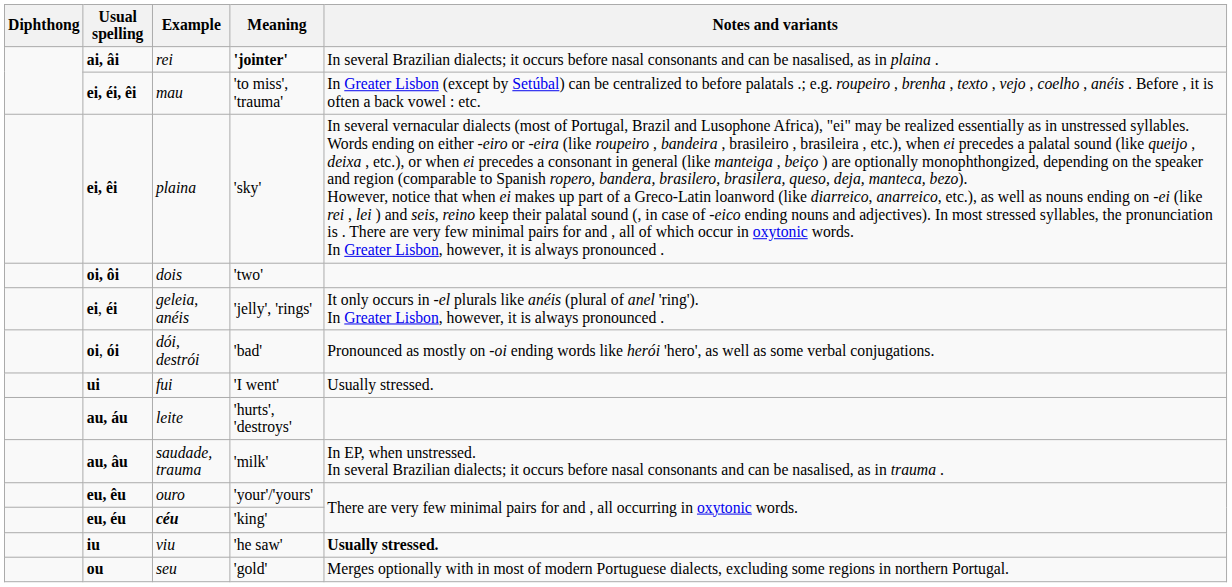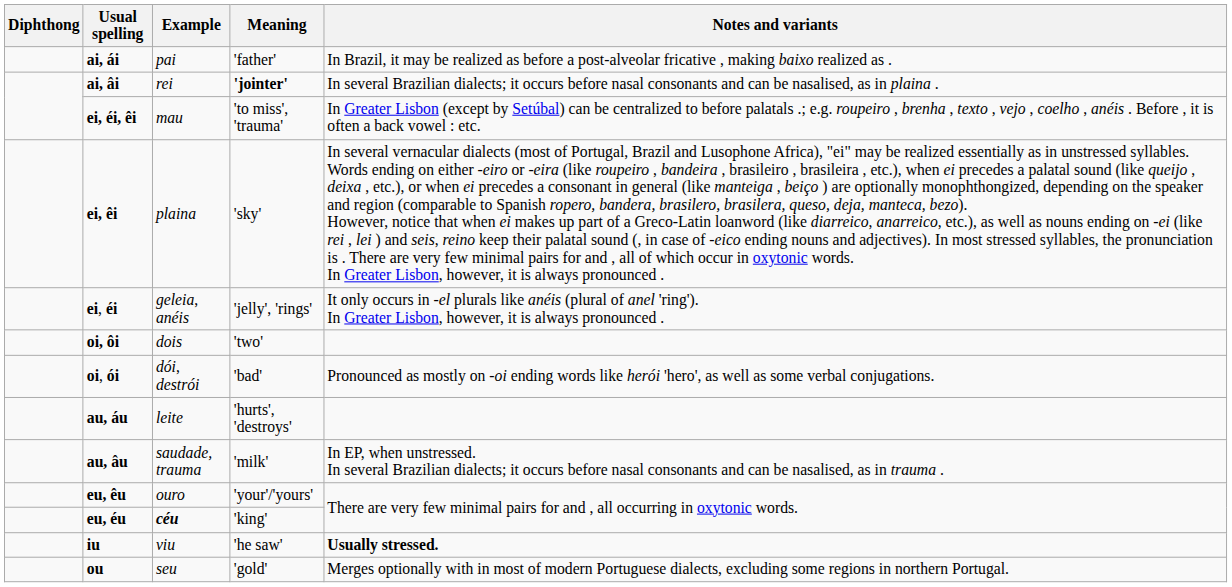+ row: (103, 59)
rows swapped: (102, 308) <-> (103, 275)
- row: (93, 385)
